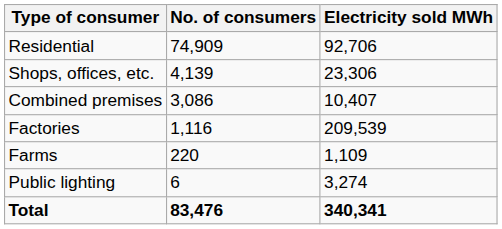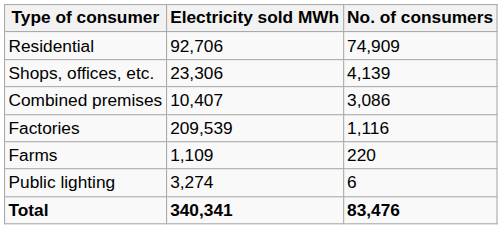columns swapped: (243, 18) <-> (409, 18)
